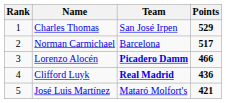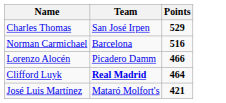- column: (18, 12)
(206, 43) 517 -> (177, 43) 516
(154, 59) bold -> (124, 59) normal
(206, 75) 436 -> (177, 75) 464
